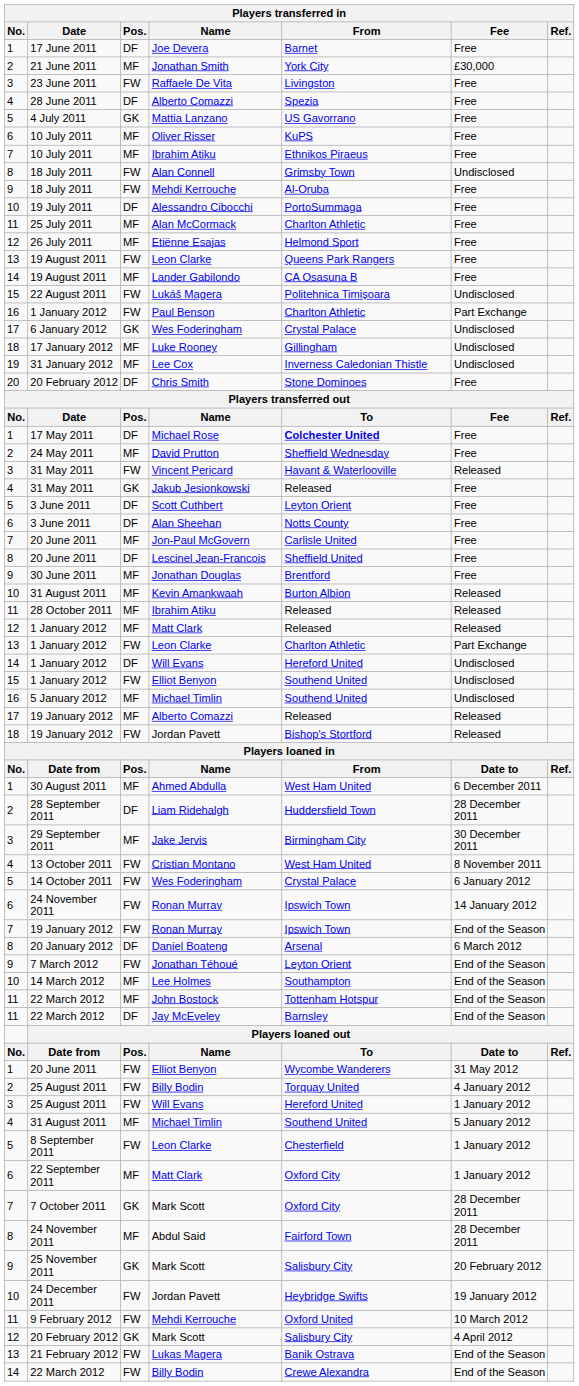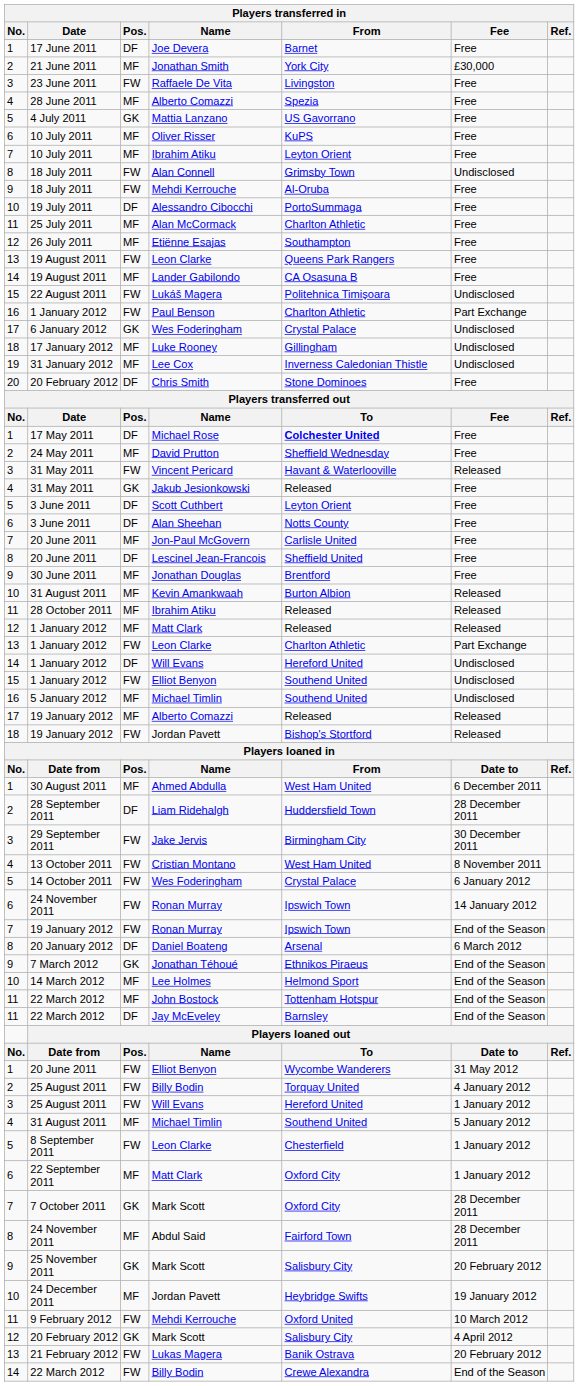(130, 101) DF -> (131, 101) MF
(326, 154) Ethnikos Piraeus -> (318, 154) Leyton Orient
(322, 242) Helmond Sport -> (318, 242) Southampton
(131, 840) MF -> (132, 840) FW
(132, 964) FW -> (131, 964) GK
(318, 964) Leyton Orient -> (326, 964) Ethnikos Piraeus
(318, 982) Southampton -> (322, 982) Helmond Sport
(132, 1296) FW -> (131, 1296) MF
(500, 1355) End of the Season -> (498, 1355) 20 February 2012
